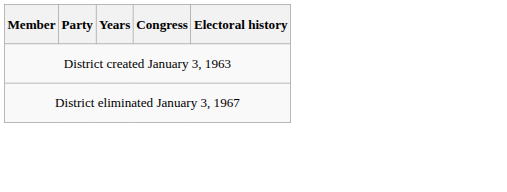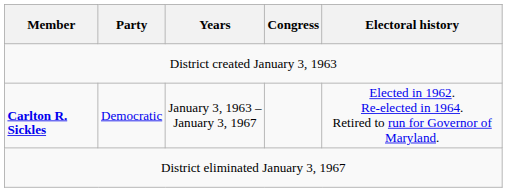+ row: (37, 123)
